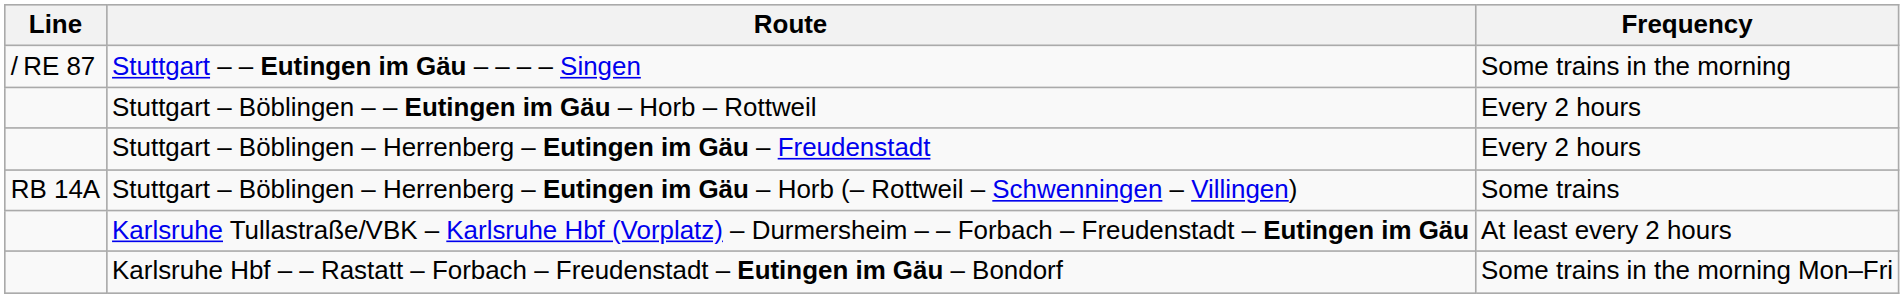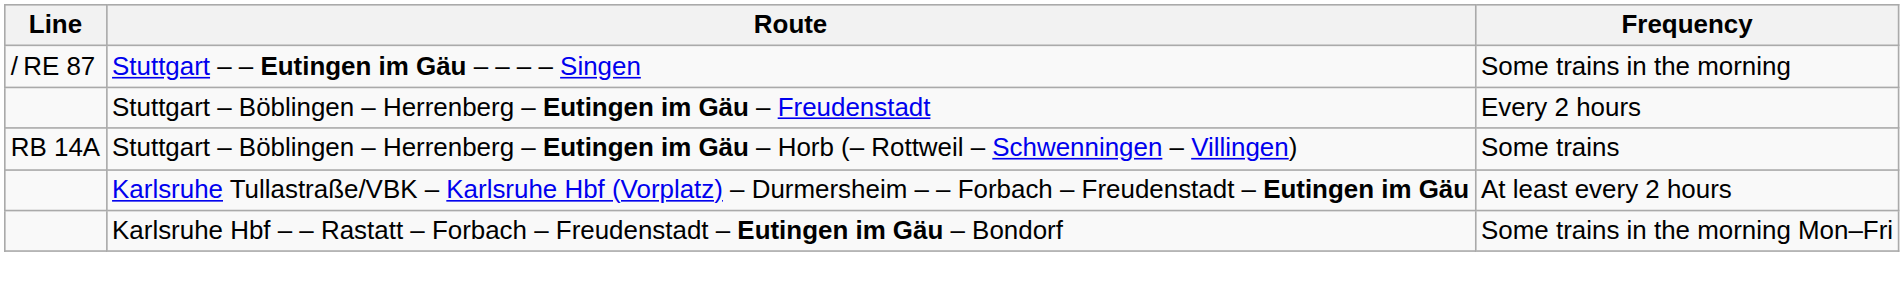- row: (464, 107)
